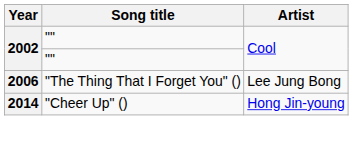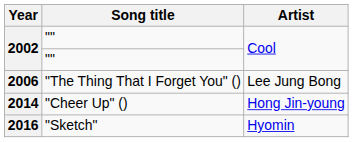+ row: (23, 125)
